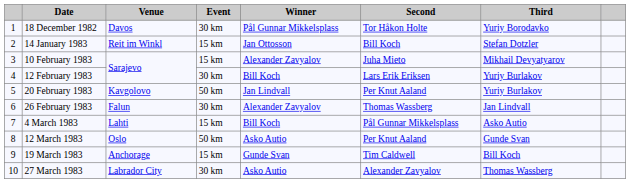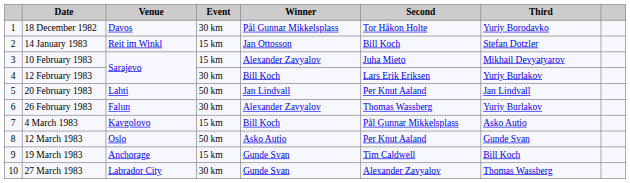(129, 91) Kavgolovo -> (118, 91) Lahti
(513, 91) Yuriy Burlakov -> (507, 91) Jan Lindvall
(507, 107) Jan Lindvall -> (513, 107) Yuriy Burlakov
(118, 123) Lahti -> (129, 123) Kavgolovo
(265, 170) Asko Autio -> (266, 170) Gunde Svan
